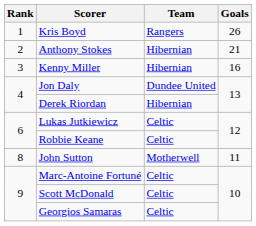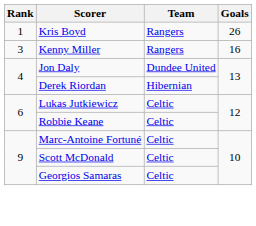- row: (75, 49)
(169, 67) Hibernian -> (165, 49) Rangers
- row: (66, 157)
